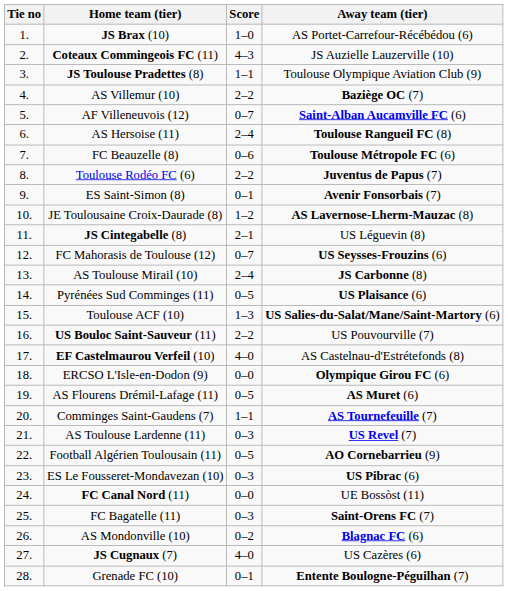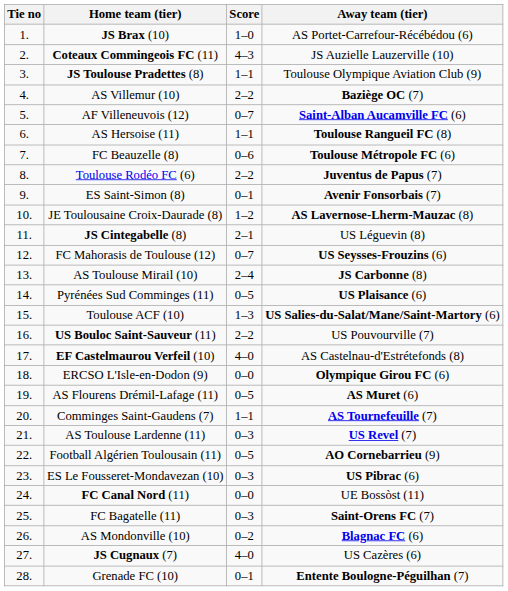(244, 134) 2–4 -> (244, 134) 1–1
